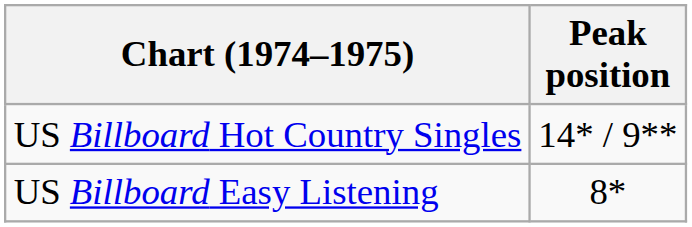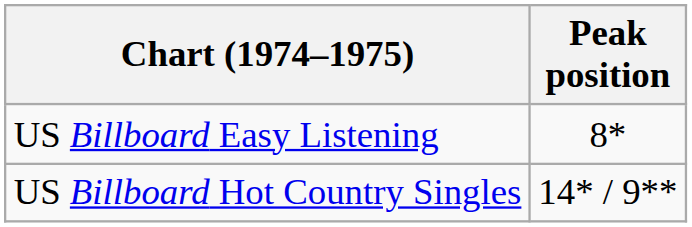rows swapped: (226, 191) <-> (268, 133)
